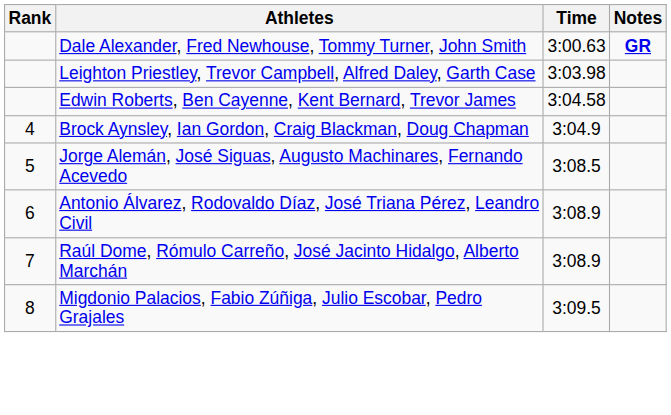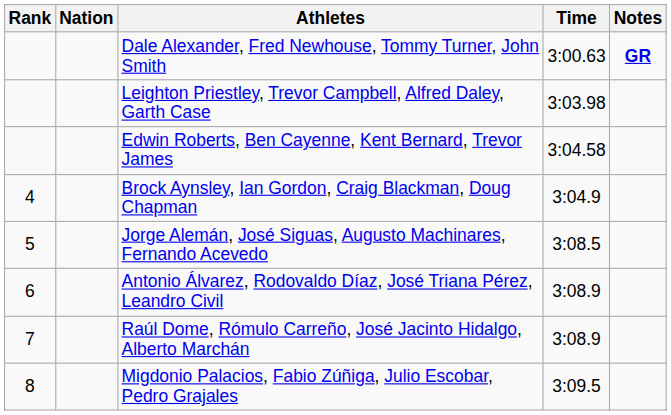+ column: (86, 18)
